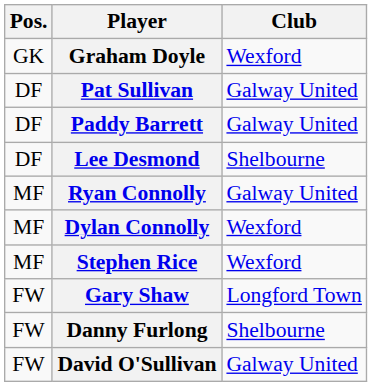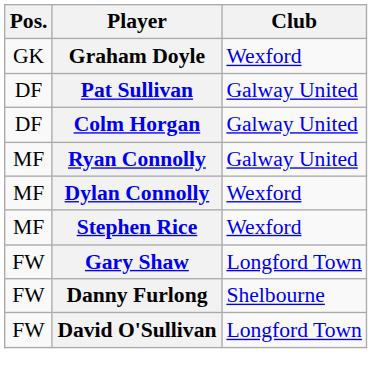- row: (137, 124)
- row: (137, 158)
+ row: (137, 124)
(292, 364) Galway United -> (294, 329) Longford Town
